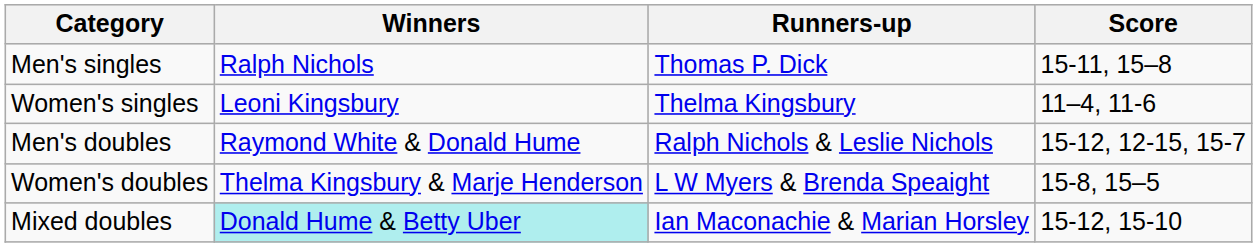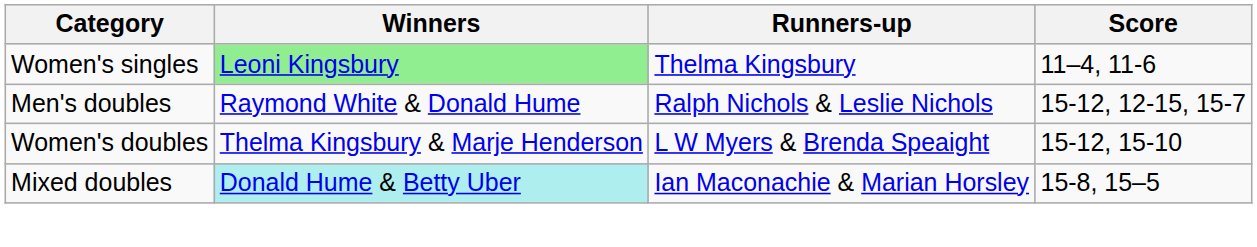- row: (86, 63)
(309, 103) no background -> (309, 63) lightgreen background
(1100, 182) 15-8, 15–5 -> (1111, 143) 15-12, 15-10
(1111, 222) 15-12, 15-10 -> (1100, 182) 15-8, 15–5
